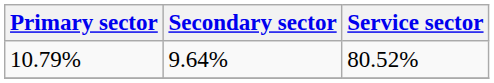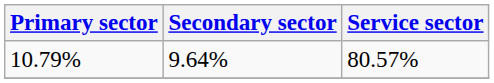(383, 59) 80.52% -> (383, 59) 80.57%
